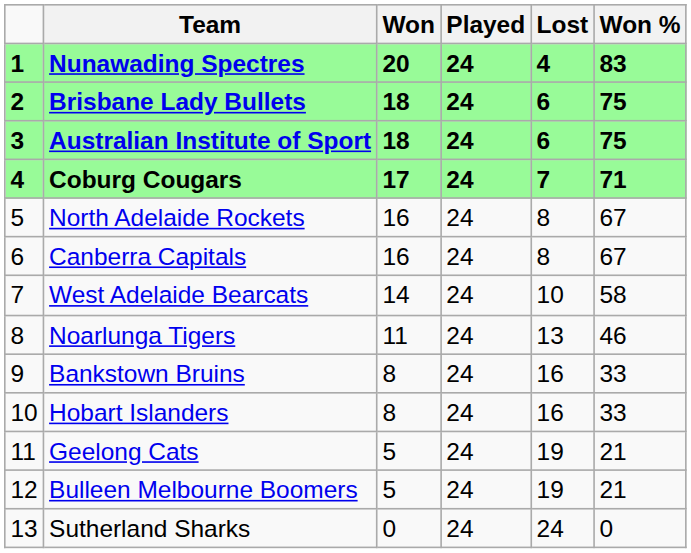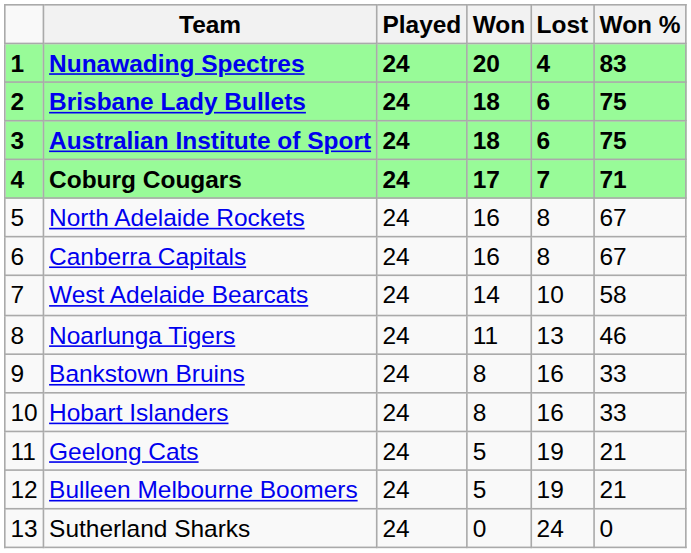columns swapped: (486, 24) <-> (409, 24)
